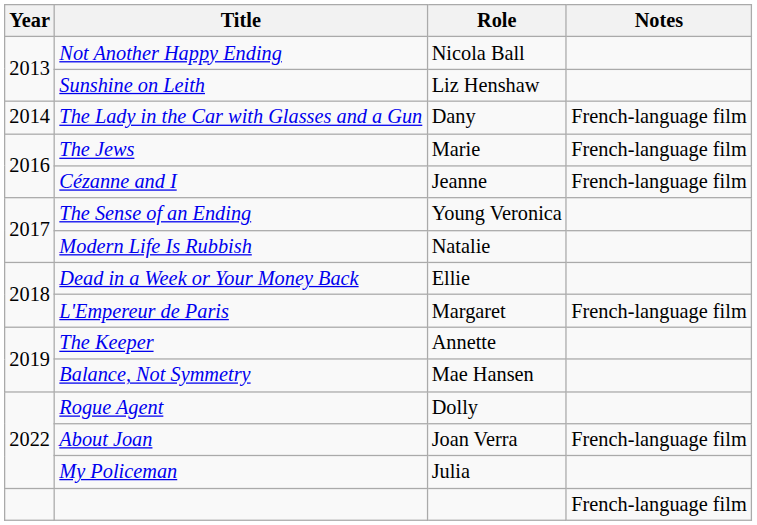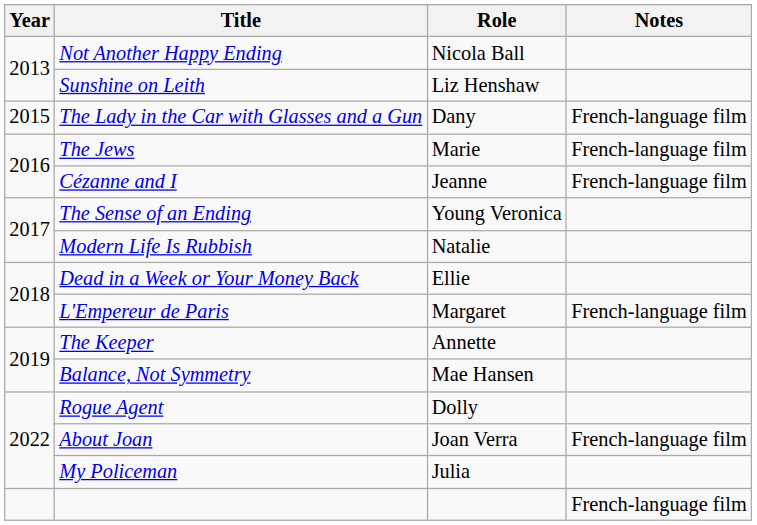(30, 117) 2014 -> (30, 117) 2015
